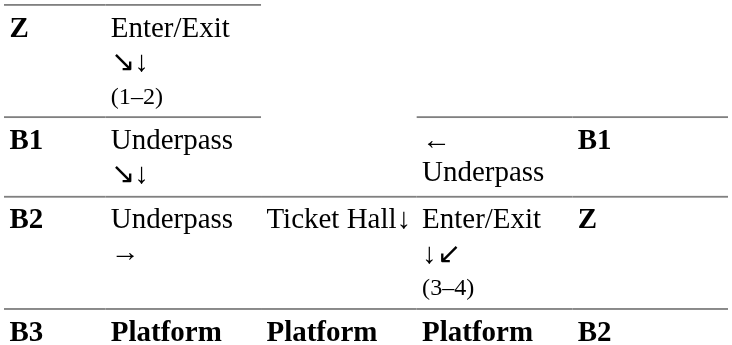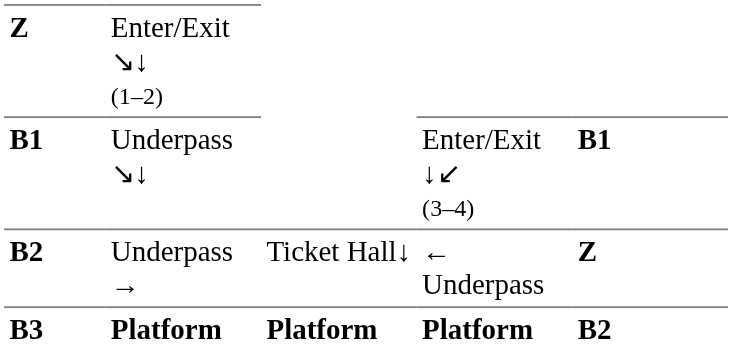(483, 155) ← Underpass -> (482, 172) Enter/Exit ↓↙ (3–4)
(482, 252) Enter/Exit ↓↙ (3–4) -> (483, 267) ← Underpass
